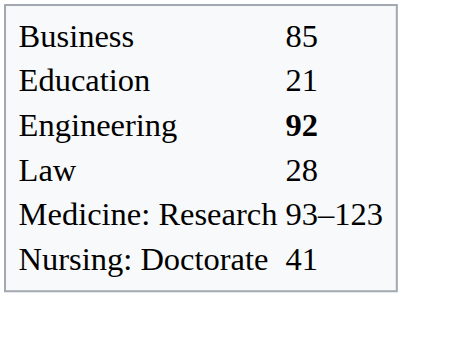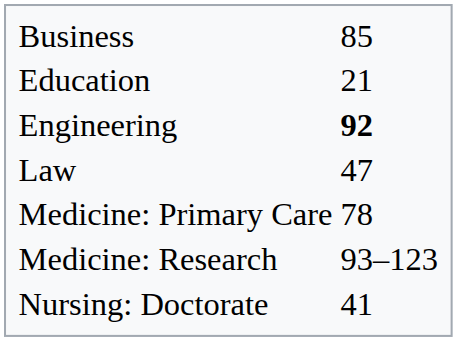(302, 170) 28 -> (357, 170) 47
+ row: (176, 214)
